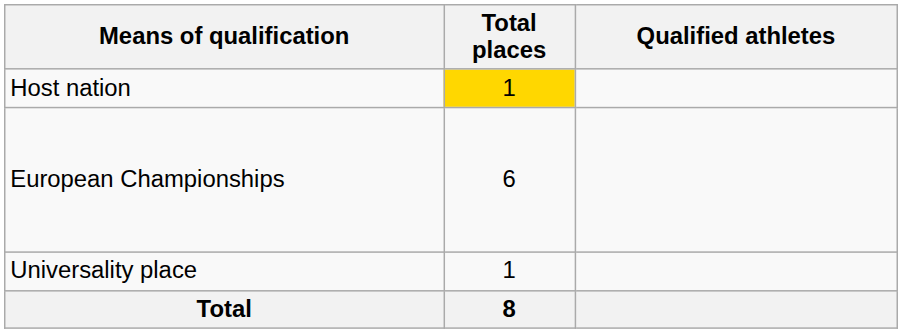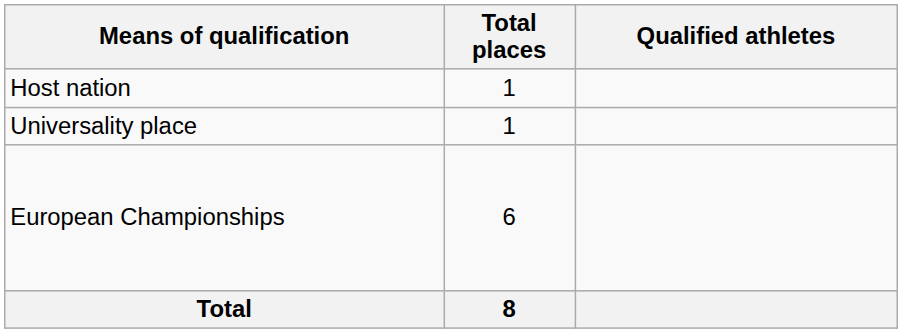(509, 88) gold background -> (509, 88) no background
rows swapped: (147, 179) <-> (104, 270)
